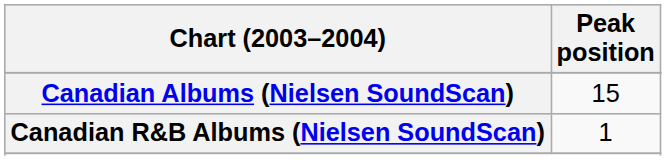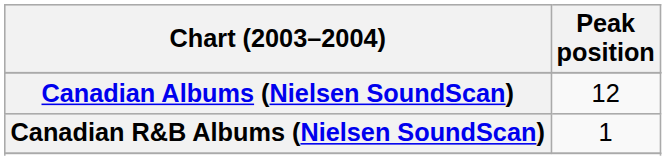(606, 93) 15 -> (606, 93) 12
